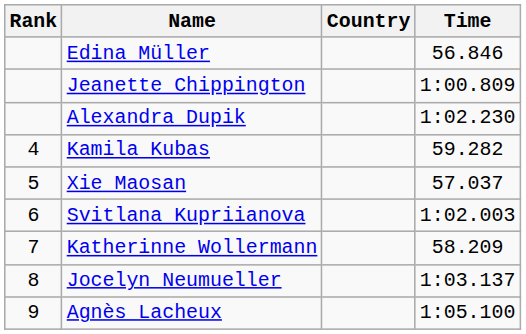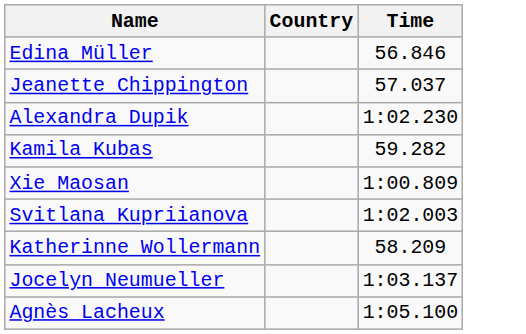- column: (33, 21)
(468, 86) 1:00.809 -> (410, 86) 57.037
(468, 183) 57.037 -> (410, 183) 1:00.809
